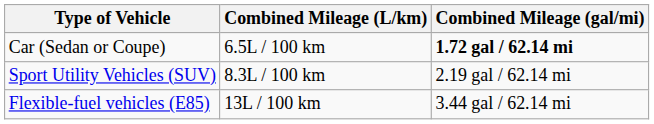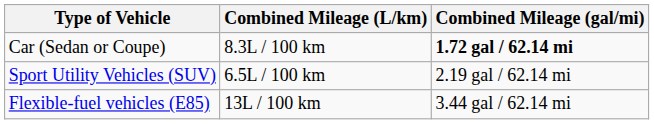(275, 47) 6.5L / 100 km -> (275, 47) 8.3L / 100 km
(275, 75) 8.3L / 100 km -> (275, 75) 6.5L / 100 km
